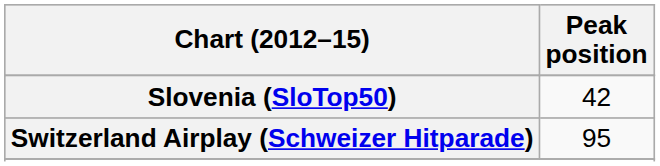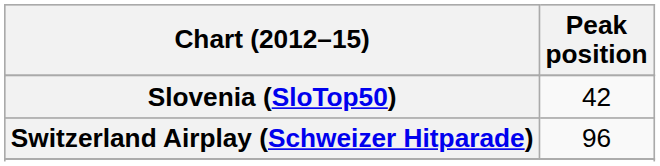(596, 138) 95 -> (596, 138) 96
